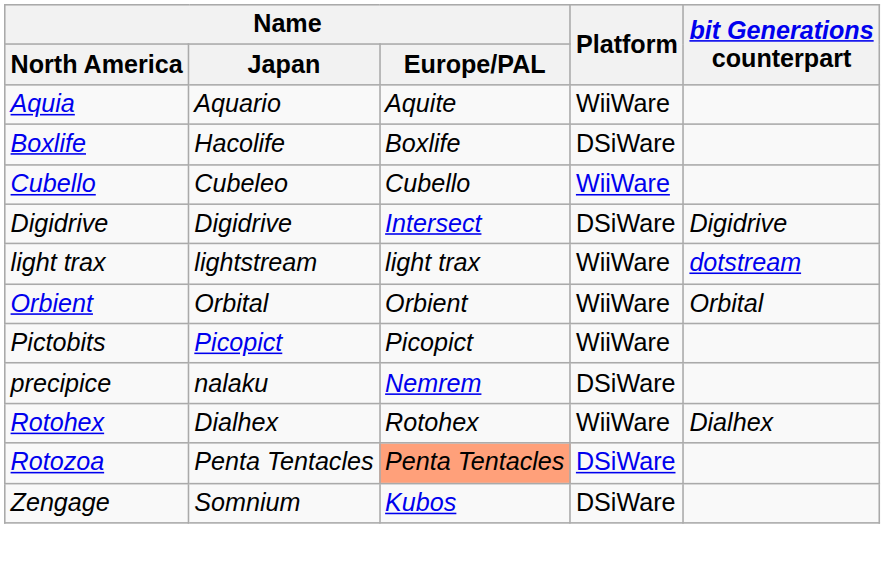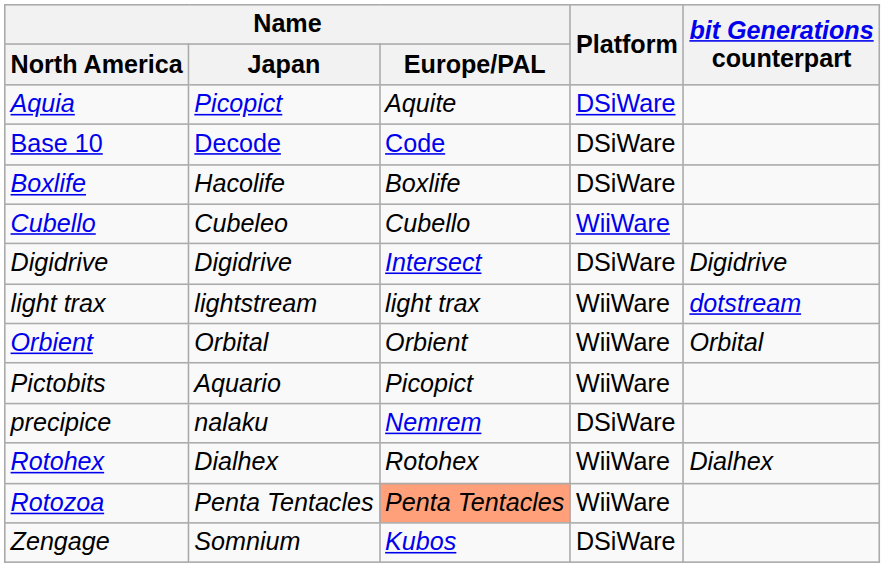(238, 104) Aquario -> (238, 104) Picopict
(623, 104) WiiWare -> (626, 104) DSiWare
+ row: (57, 143)
(238, 343) Picopict -> (238, 382) Aquario
(626, 462) DSiWare -> (623, 502) WiiWare
